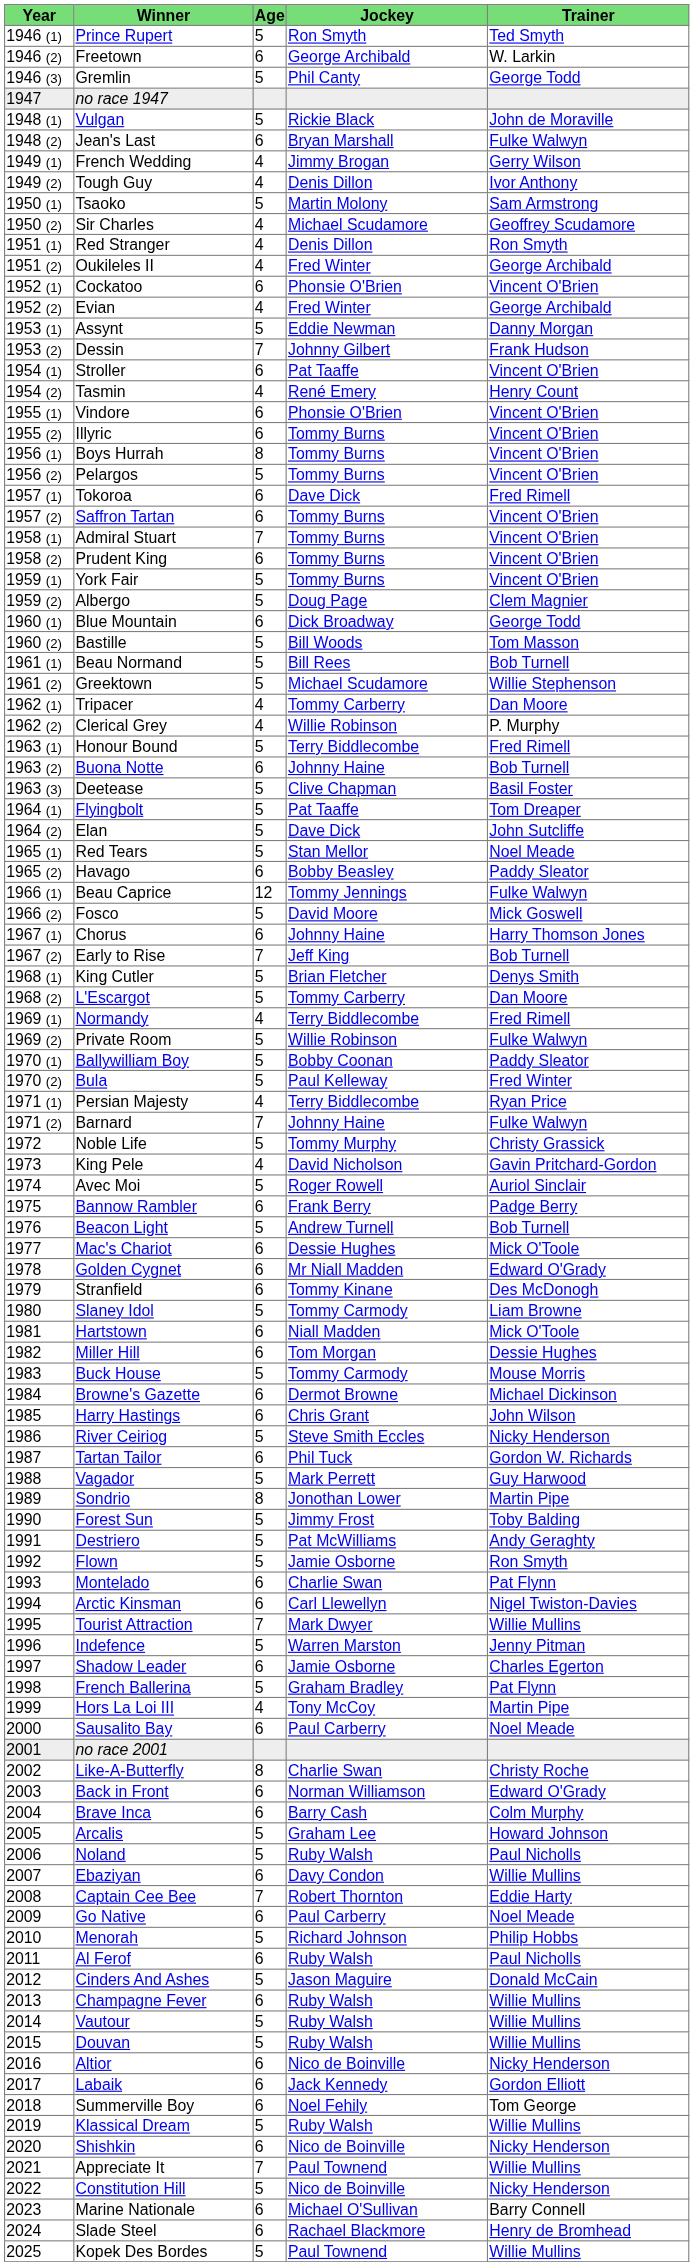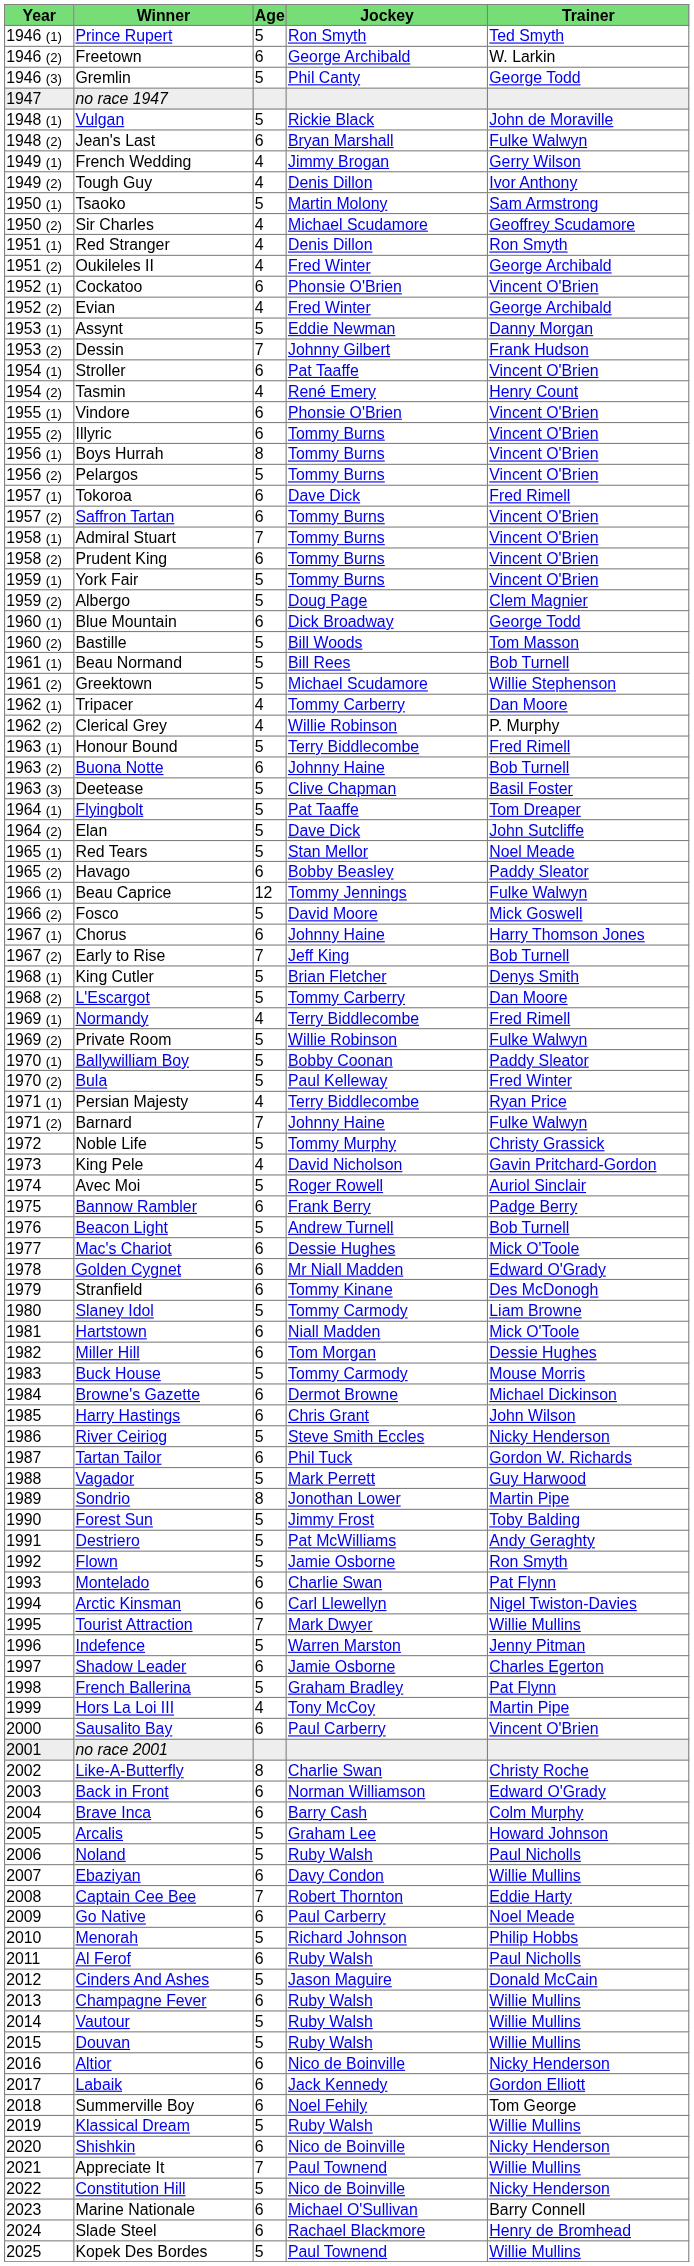(532, 1729) Noel Meade -> (544, 1729) Vincent O'Brien
